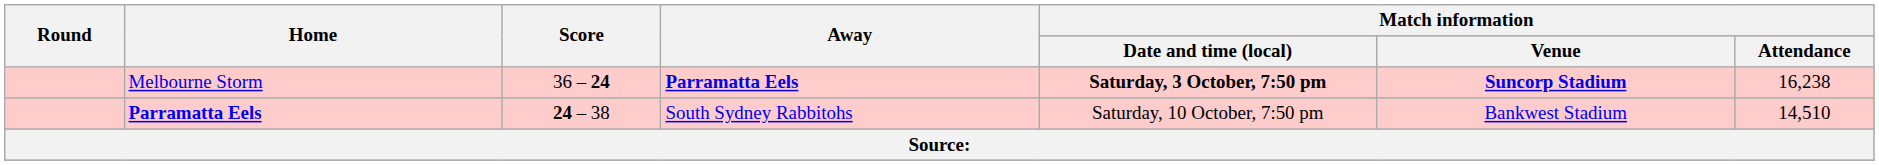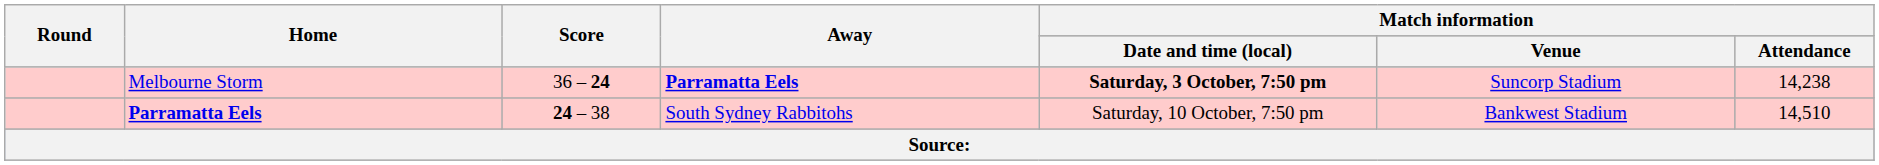(1556, 82) bold -> (1556, 82) normal
(1804, 82) 16,238 -> (1804, 82) 14,238
